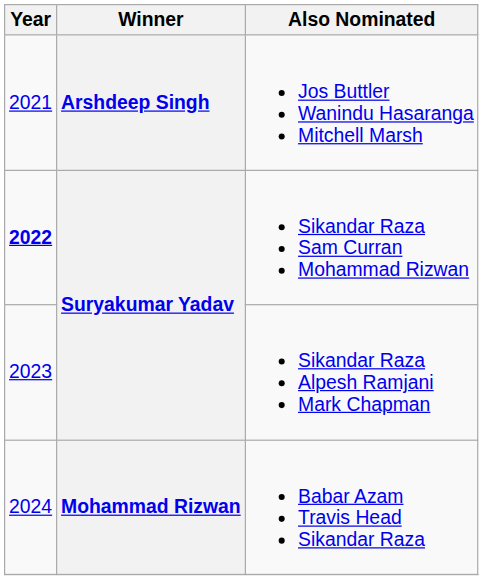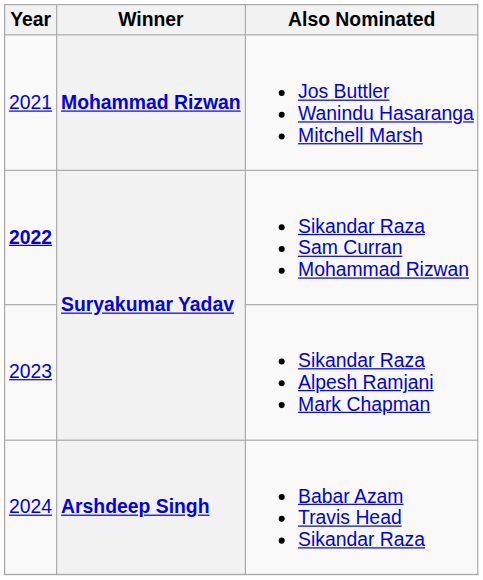(135, 102) Arshdeep Singh -> (151, 102) Mohammad Rizwan
(151, 506) Mohammad Rizwan -> (135, 506) Arshdeep Singh
